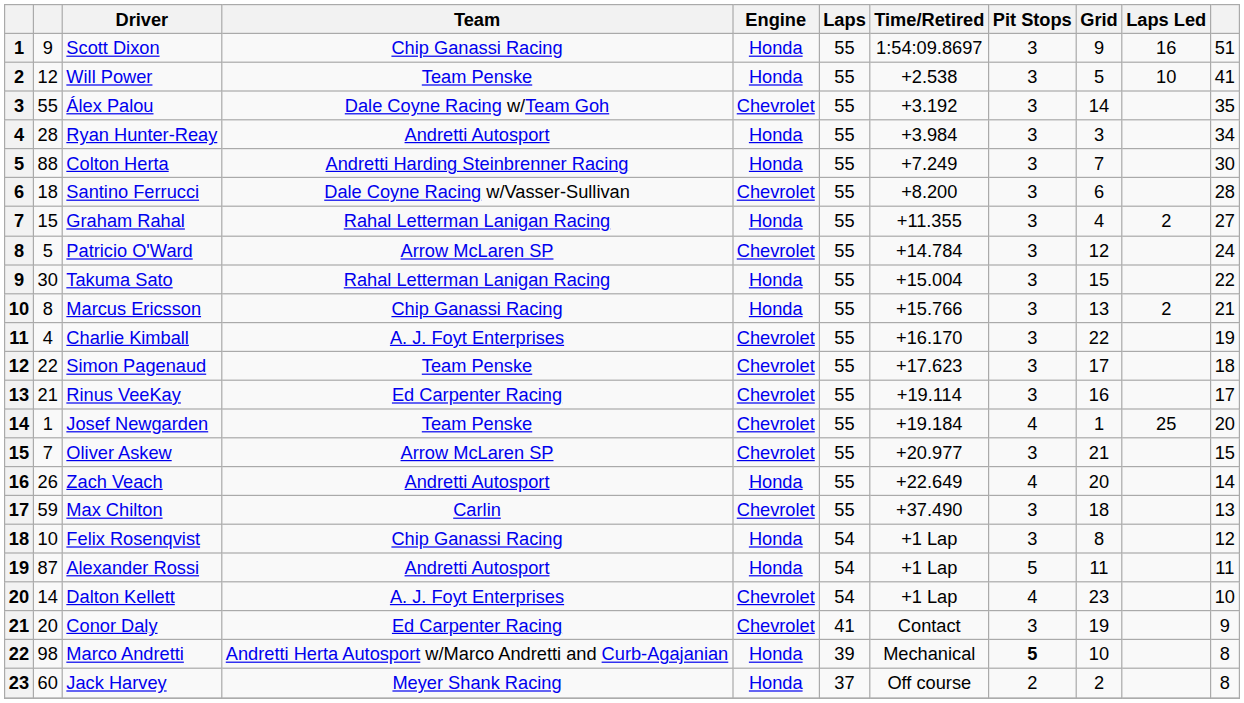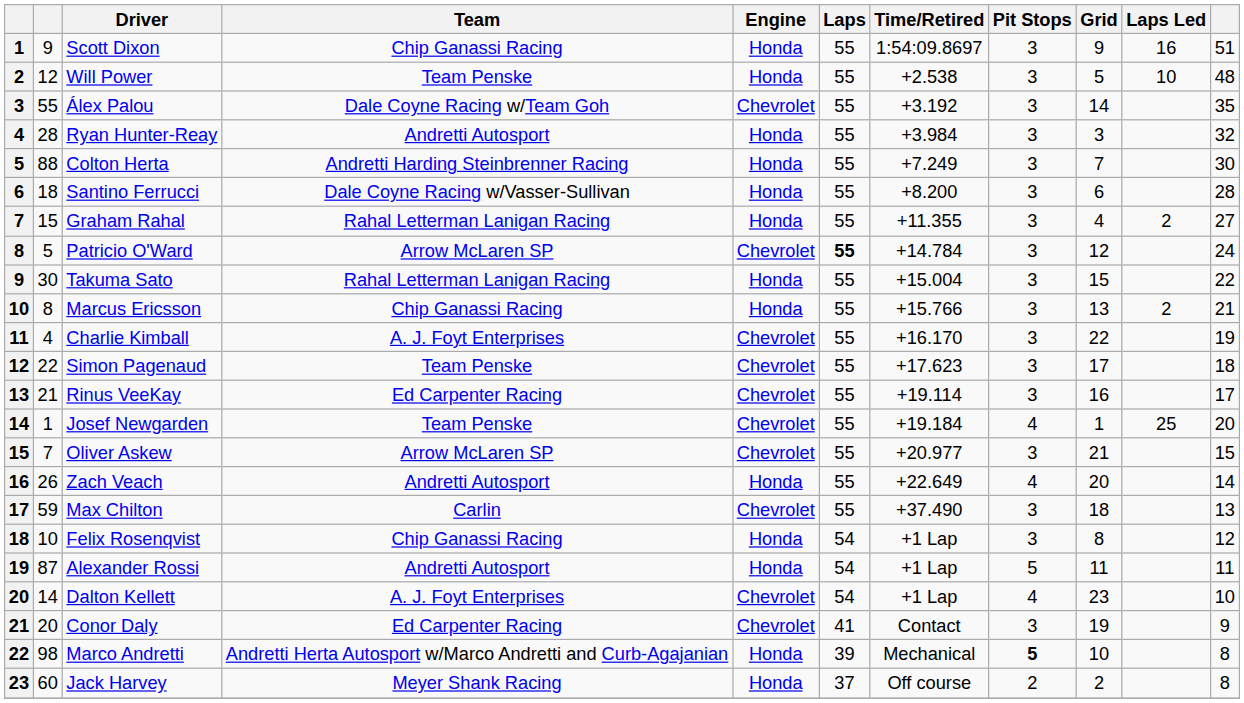(1225, 77) 41 -> (1225, 77) 48
(1225, 135) 34 -> (1225, 135) 32
(776, 192) Chevrolet -> (776, 192) Honda
(844, 250) normal -> (844, 250) bold
